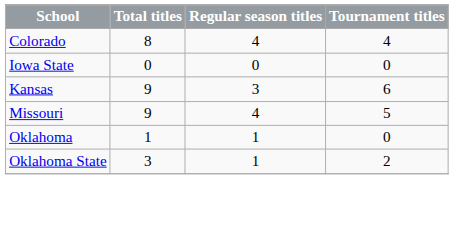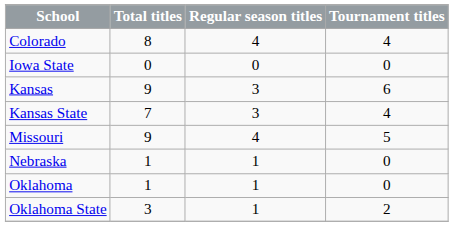+ row: (48, 113)
+ row: (38, 161)
